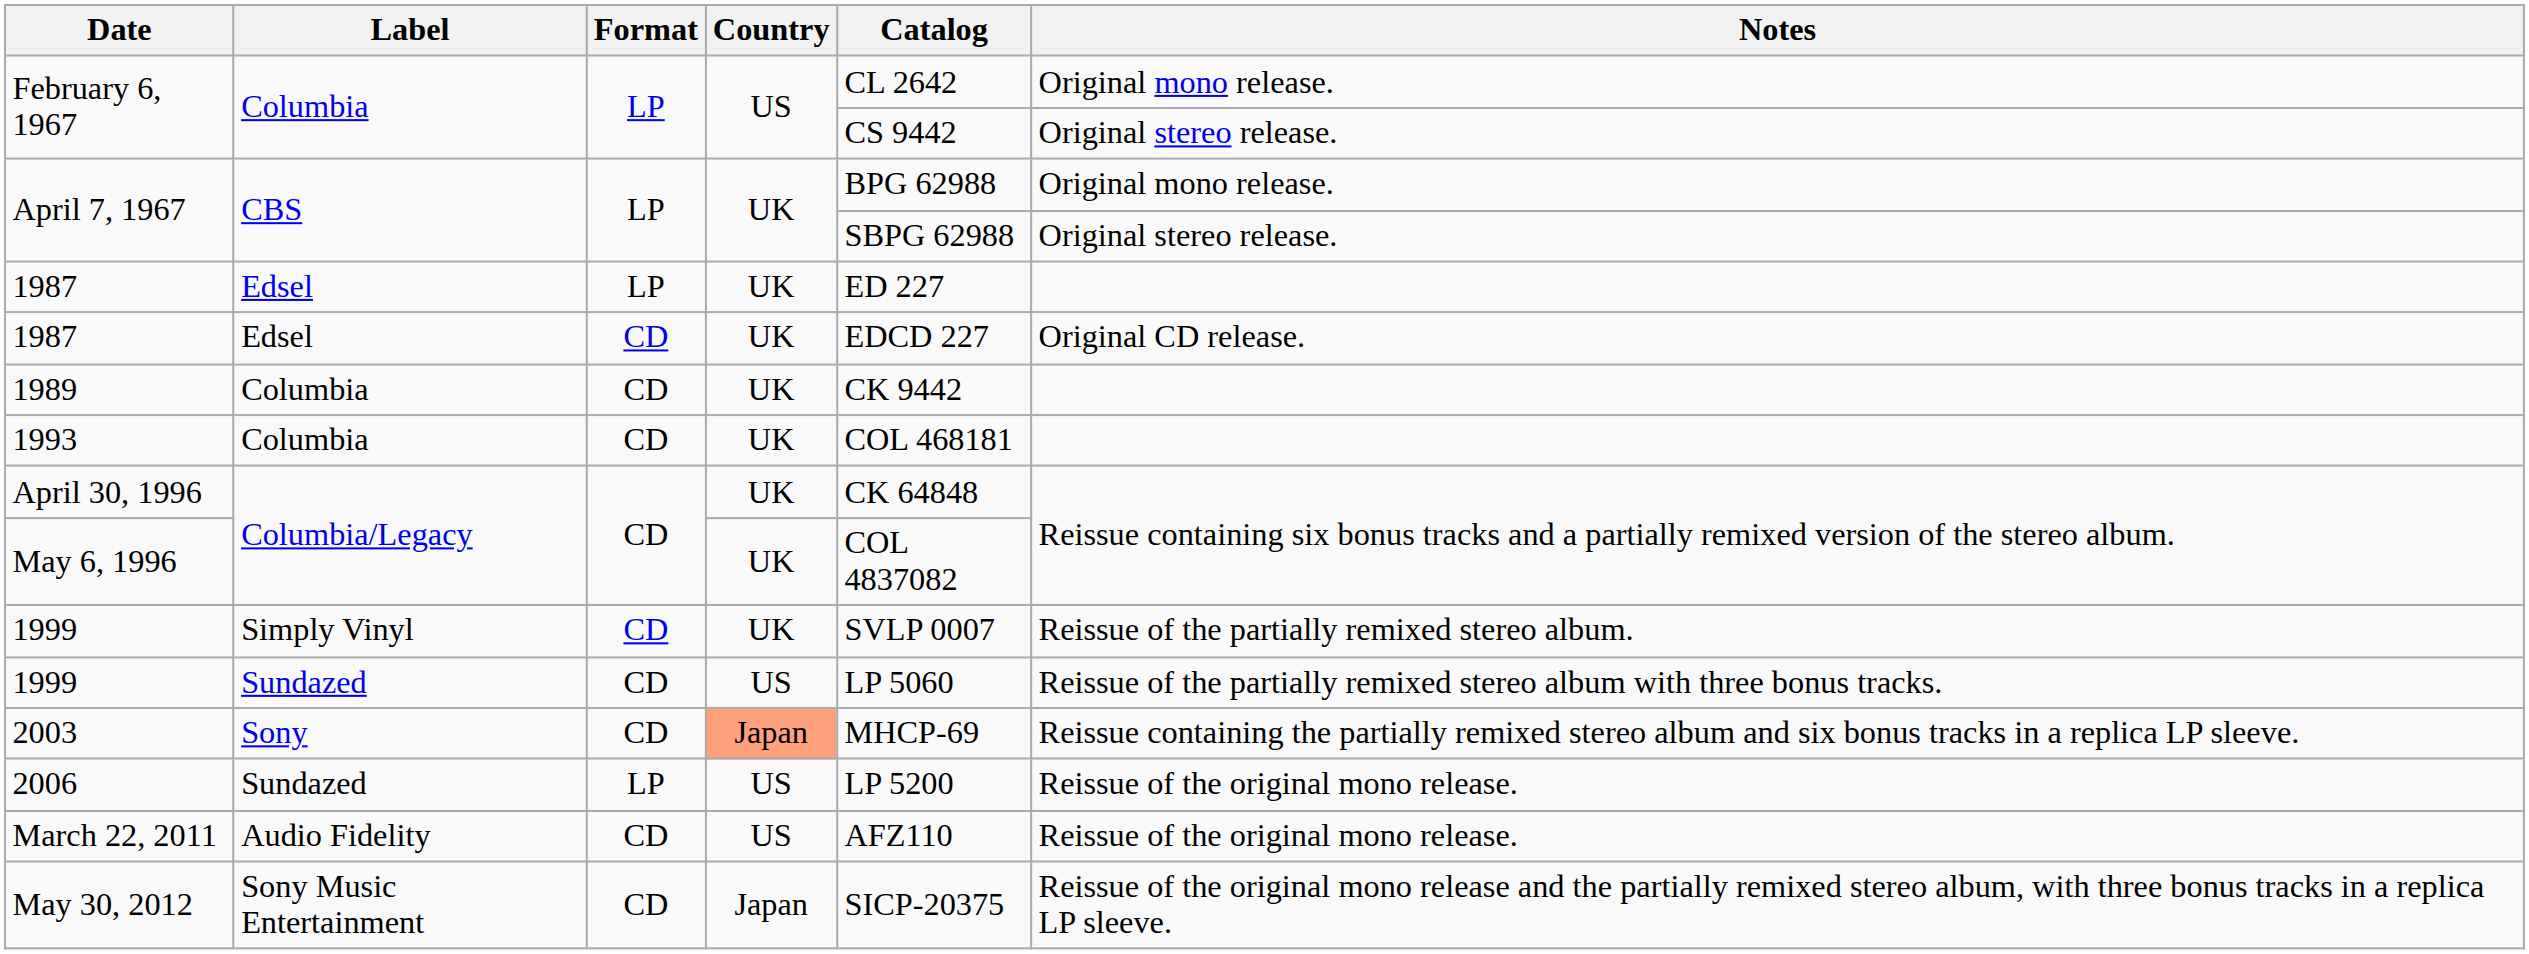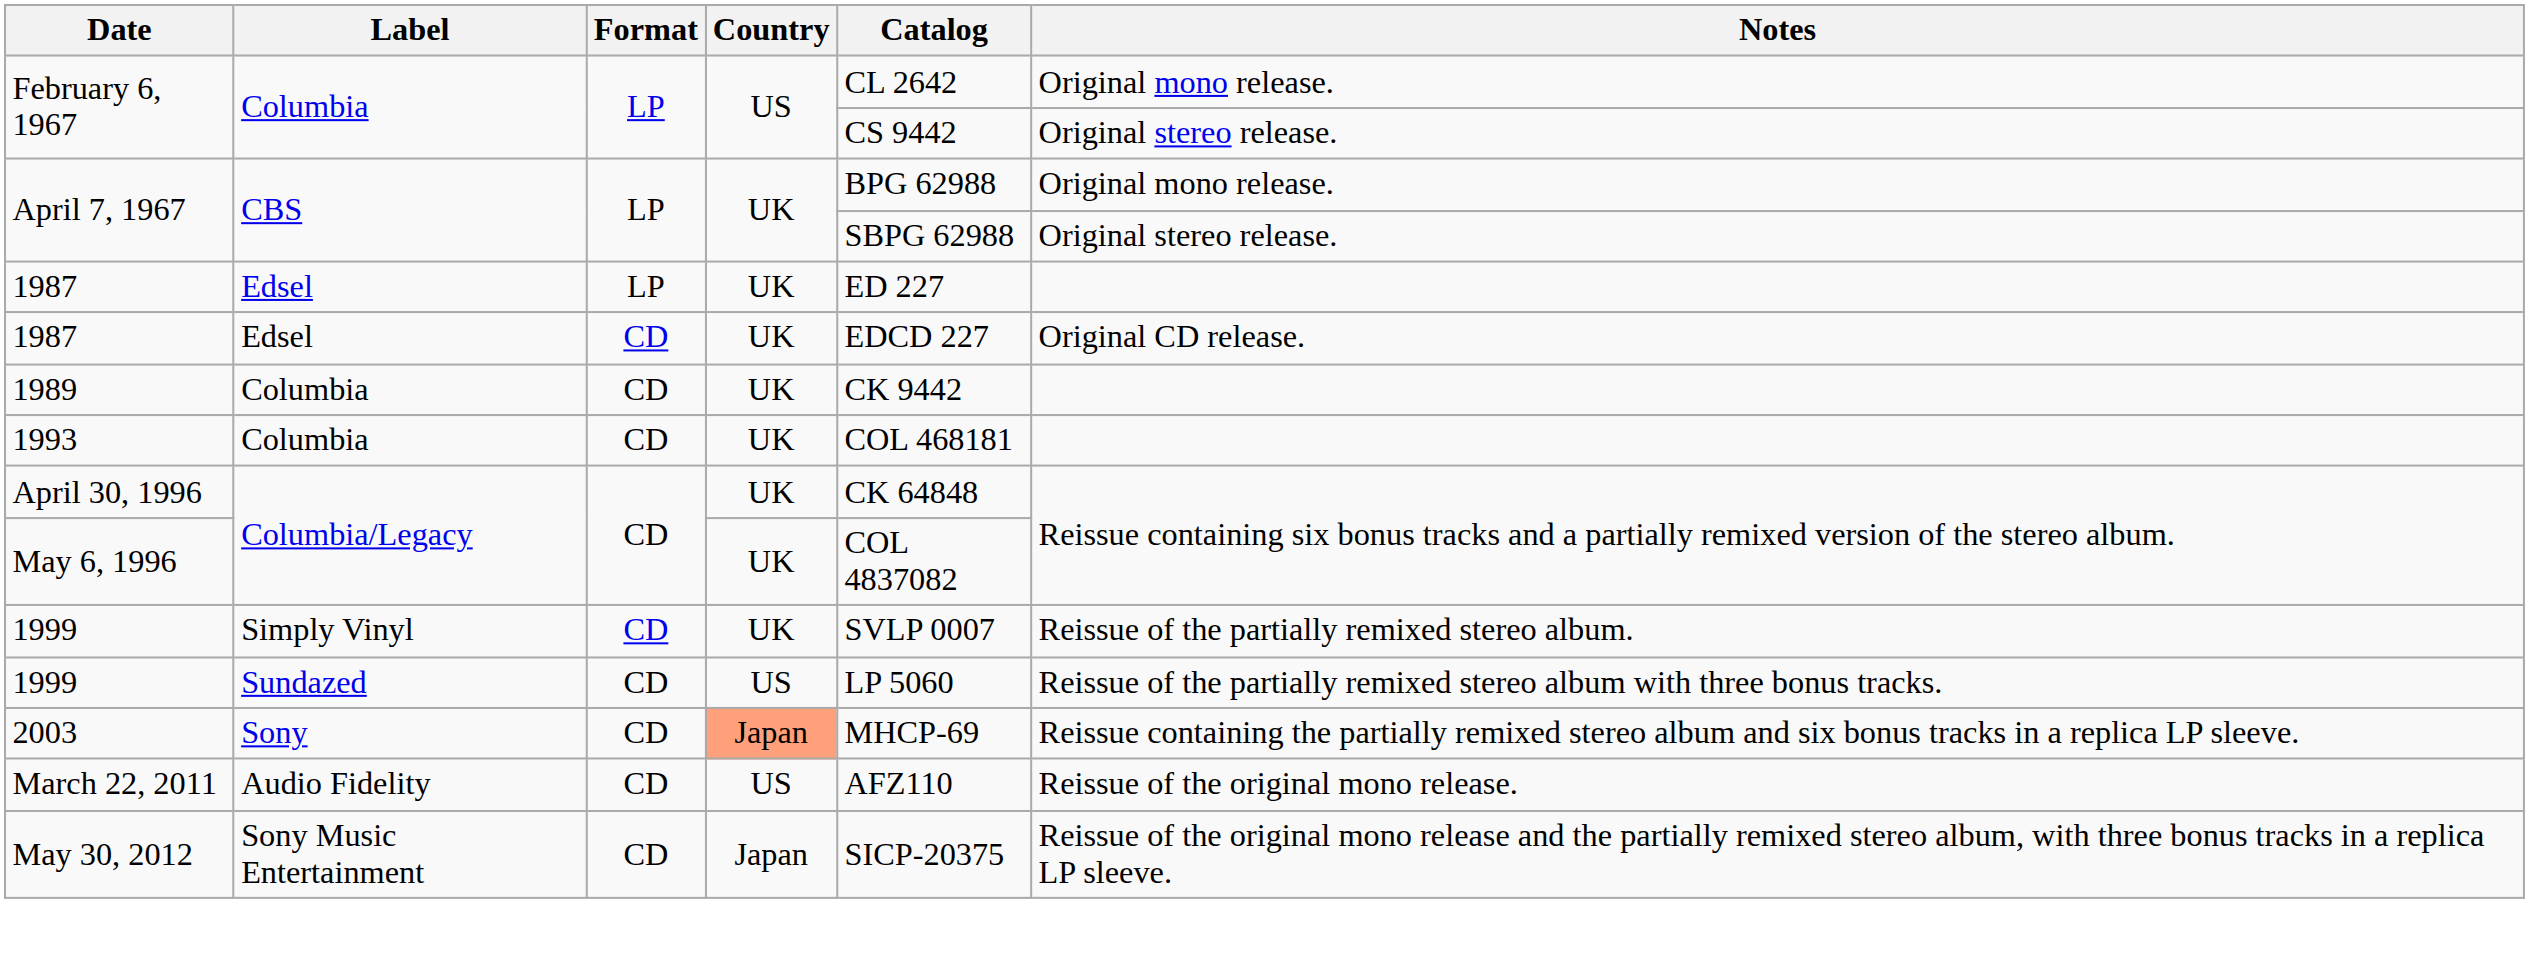- row: (45, 784)
